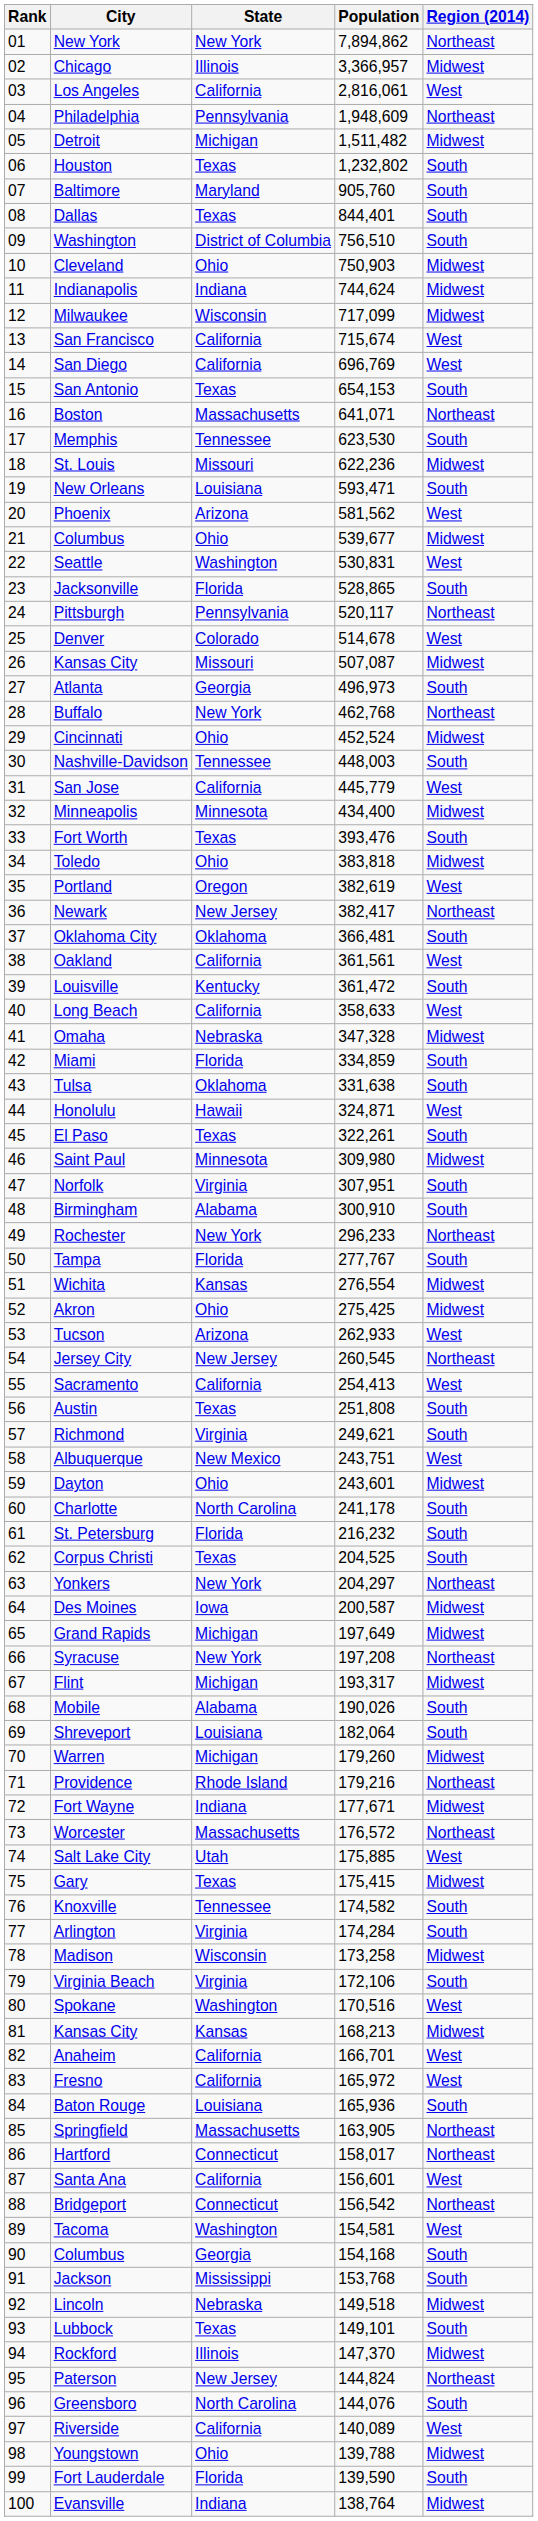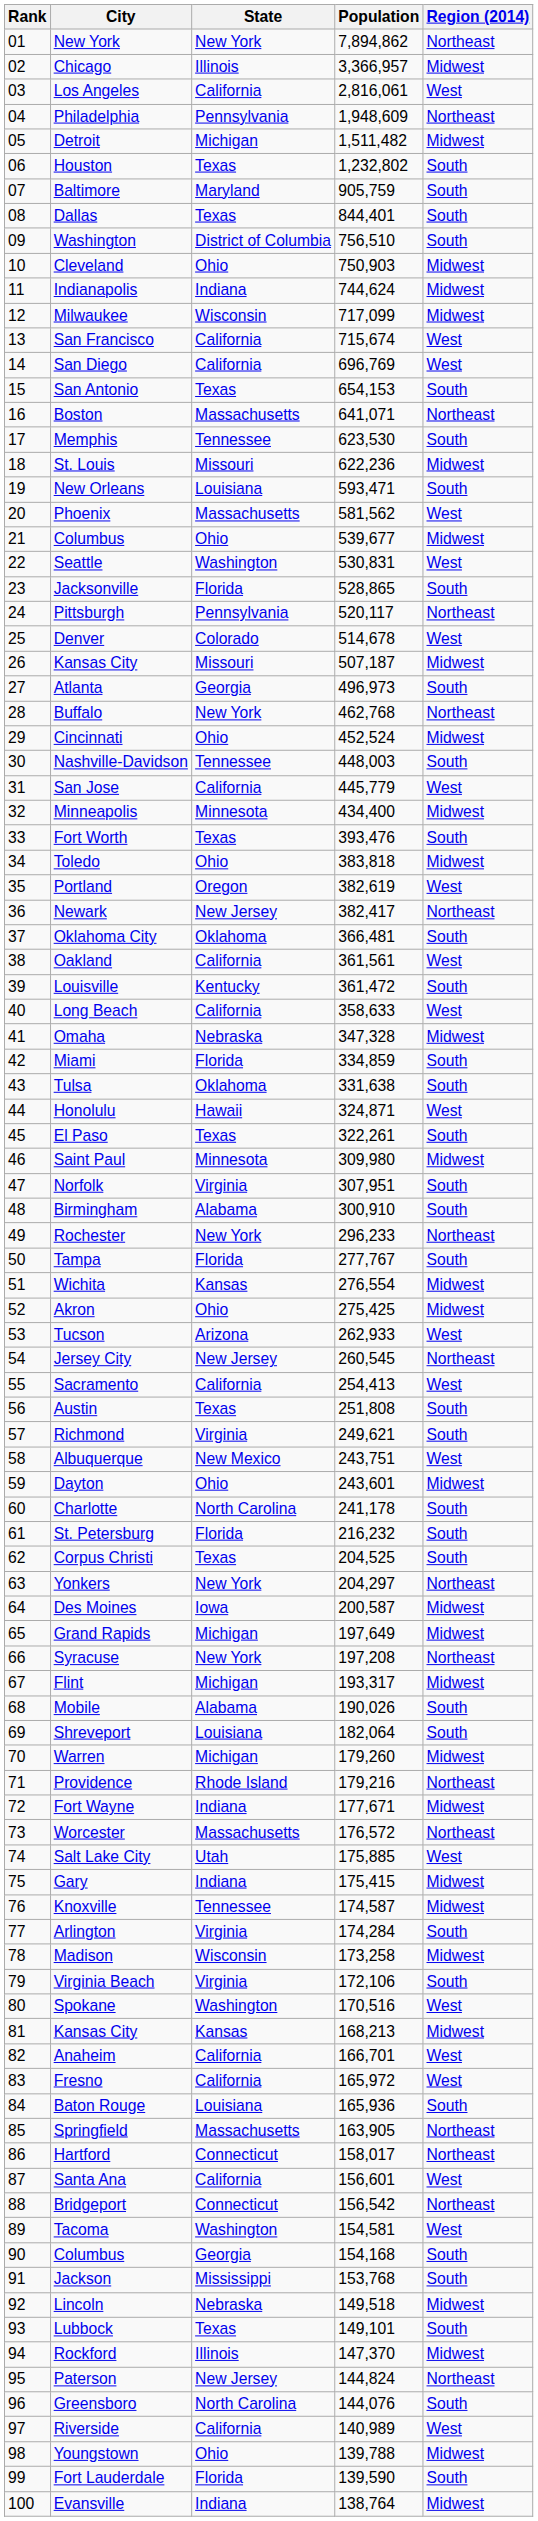(367, 191) 905,760 -> (367, 191) 905,759
(222, 514) Arizona -> (247, 514) Massachusetts
(367, 663) 507,087 -> (367, 663) 507,187
(216, 1881) Texas -> (221, 1881) Indiana
(367, 1906) 174,582 -> (367, 1906) 174,587
(447, 1906) South -> (455, 1906) Midwest
(367, 2429) 140,089 -> (367, 2429) 140,989
